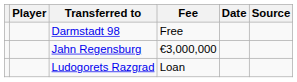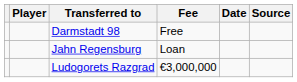(188, 49) €3,000,000 -> (172, 49) Loan
(172, 67) Loan -> (188, 67) €3,000,000
